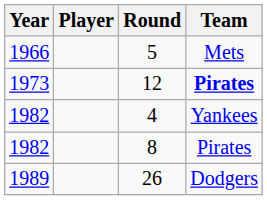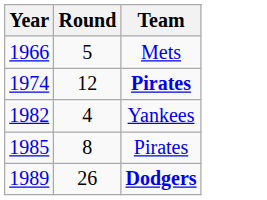- column: (86, 20)
(29, 83) 1973 -> (29, 83) 1974
(29, 147) 1982 -> (29, 147) 1985
(224, 178) normal -> (161, 178) bold
